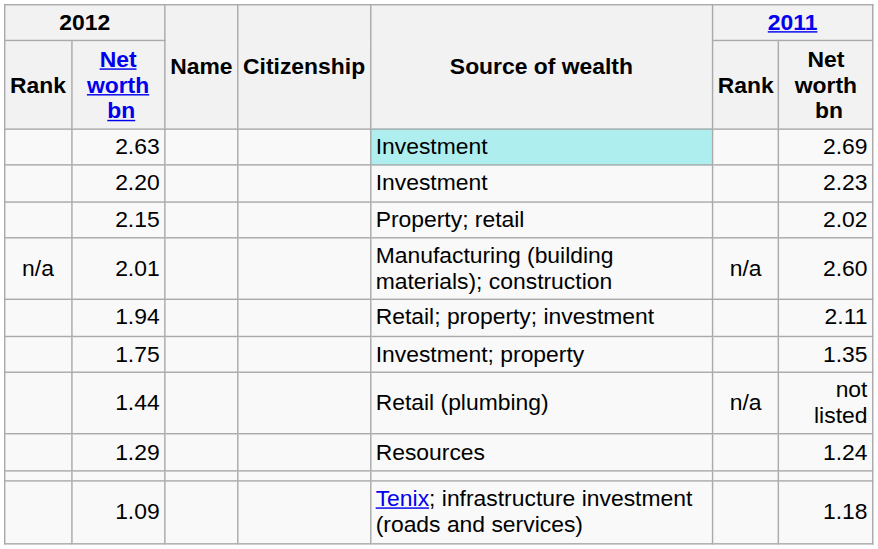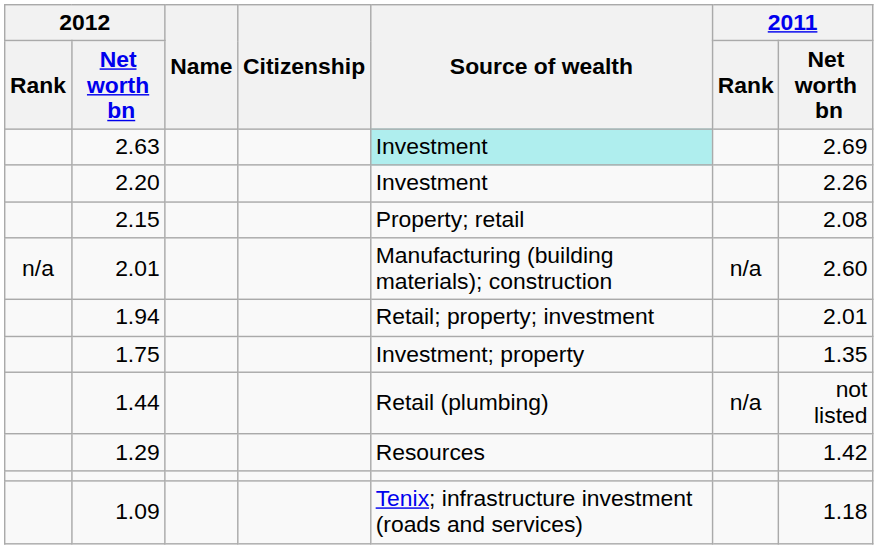(845, 182) 2.23 -> (845, 182) 2.26
(845, 219) 2.02 -> (845, 219) 2.08
(846, 317) 2.11 -> (845, 317) 2.01
(845, 452) 1.24 -> (845, 452) 1.42
